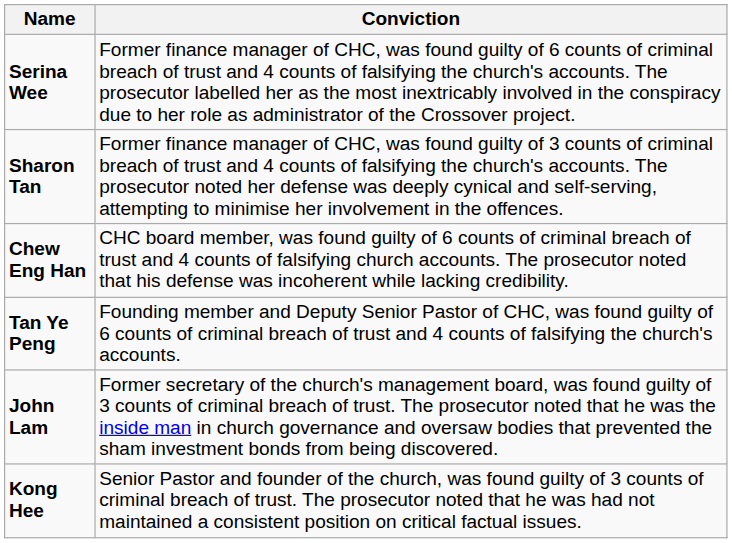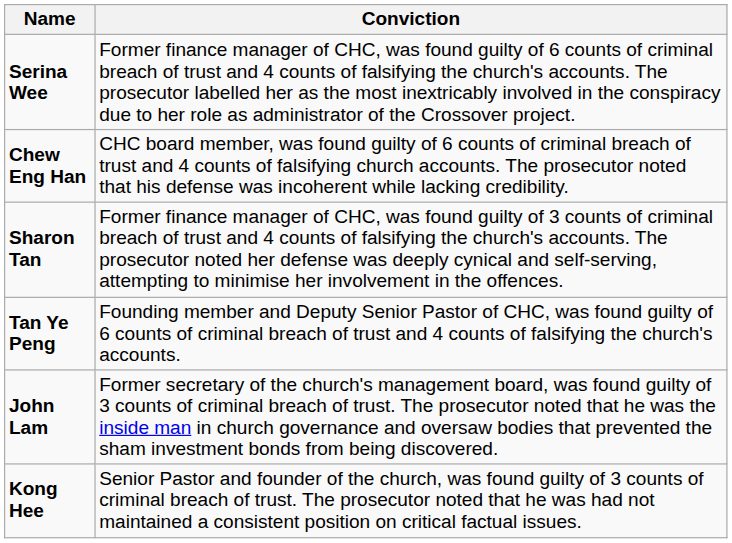rows swapped: (42, 176) <-> (48, 260)
